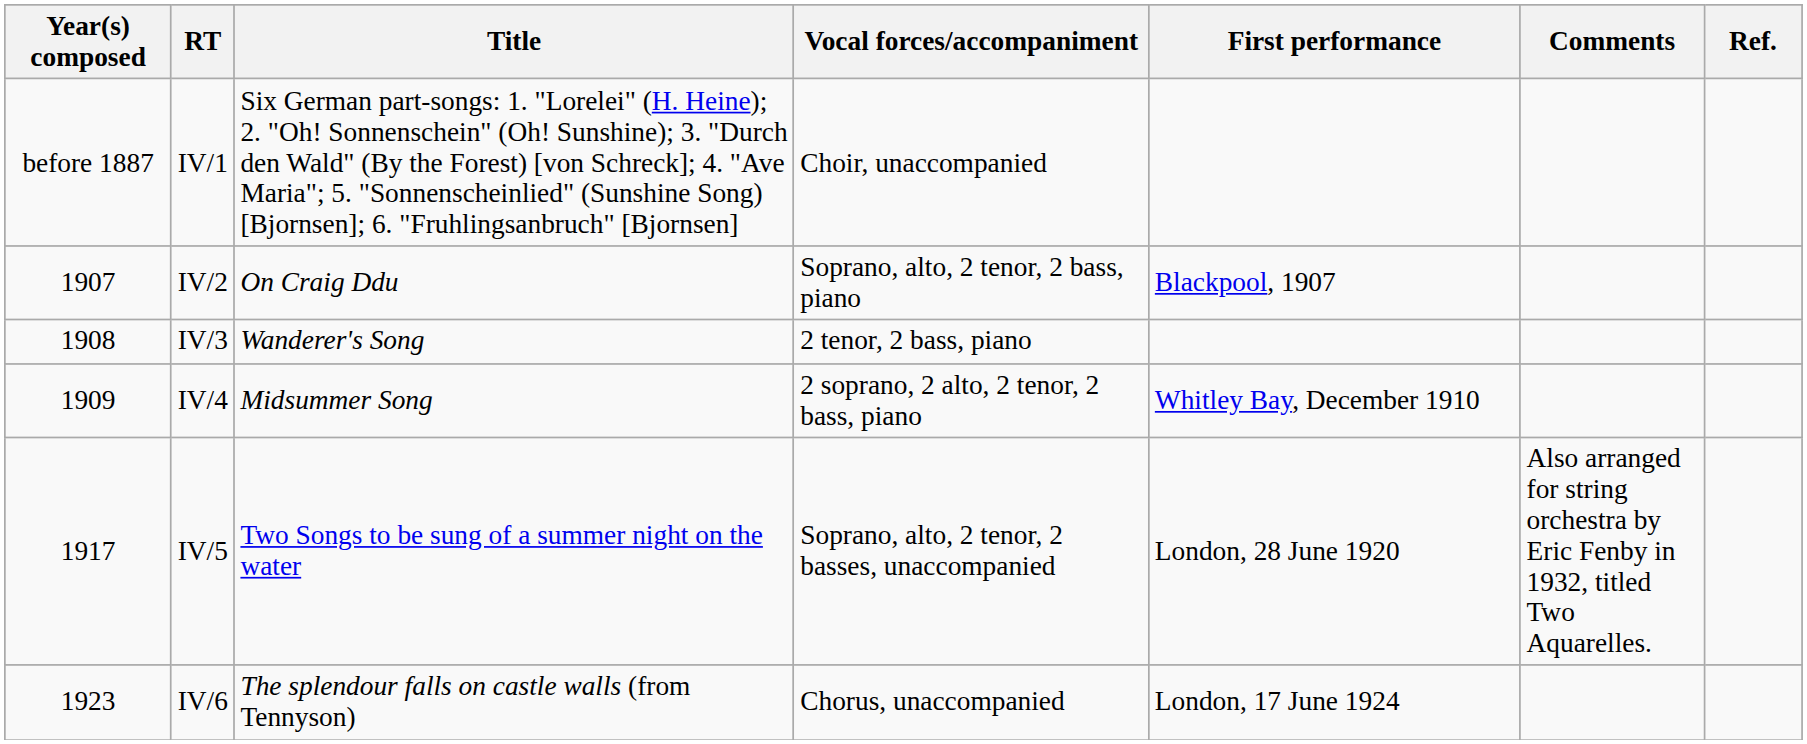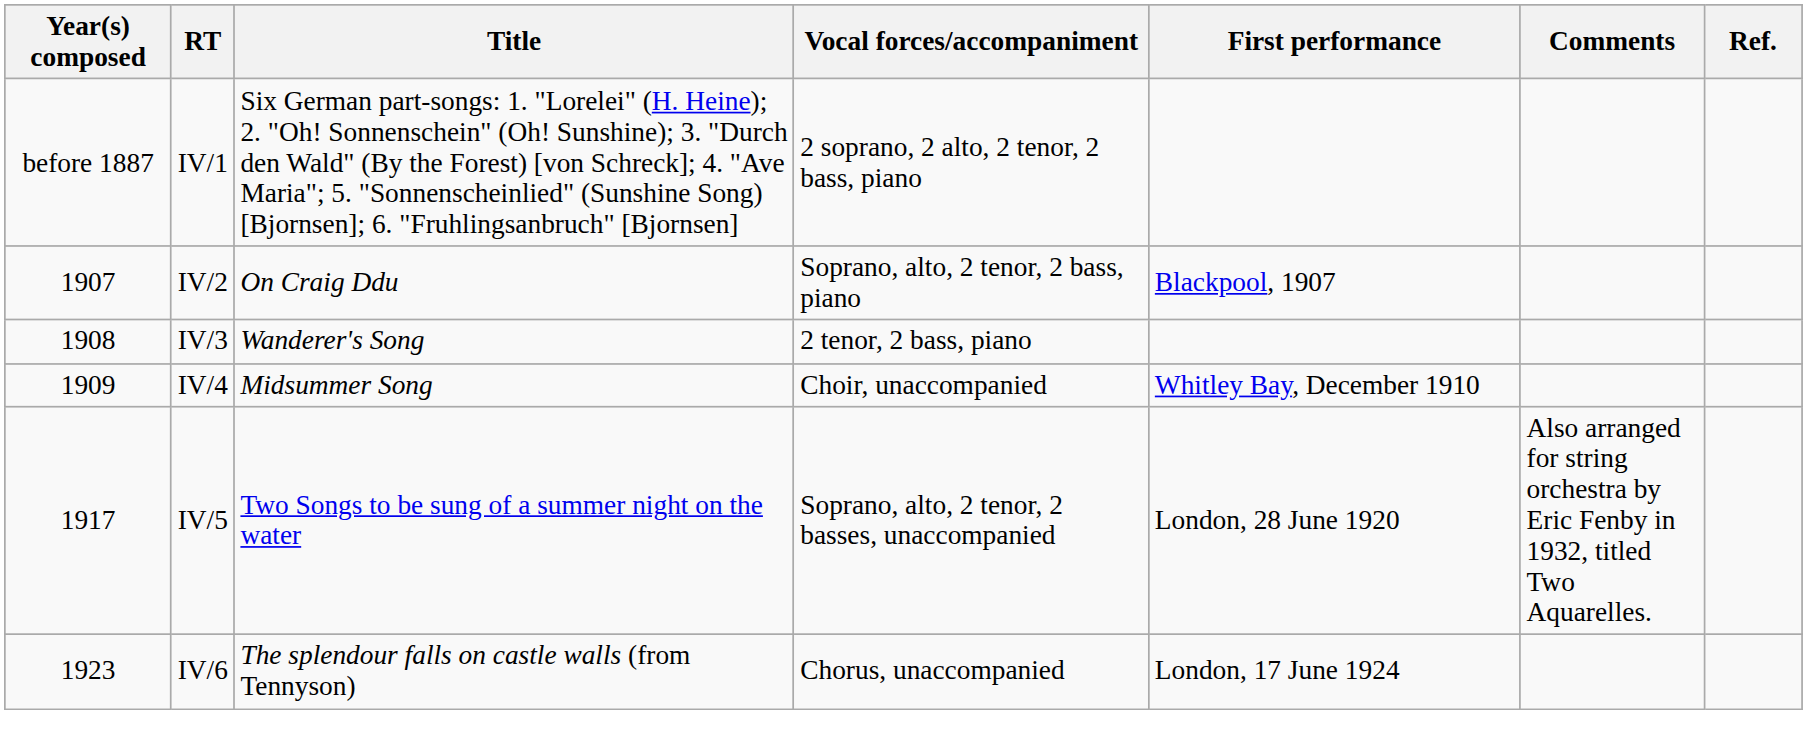(924, 161) Choir, unaccompanied -> (950, 161) 2 soprano, 2 alto, 2 tenor, 2 bass, piano
(950, 399) 2 soprano, 2 alto, 2 tenor, 2 bass, piano -> (924, 384) Choir, unaccompanied
